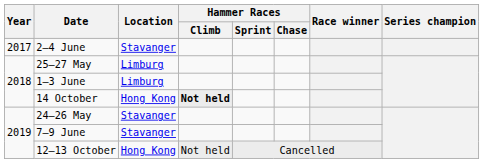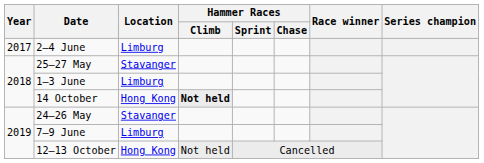(148, 47) Stavanger -> (142, 47) Limburg
(142, 64) Limburg -> (148, 64) Stavanger
(148, 132) Stavanger -> (142, 132) Limburg
